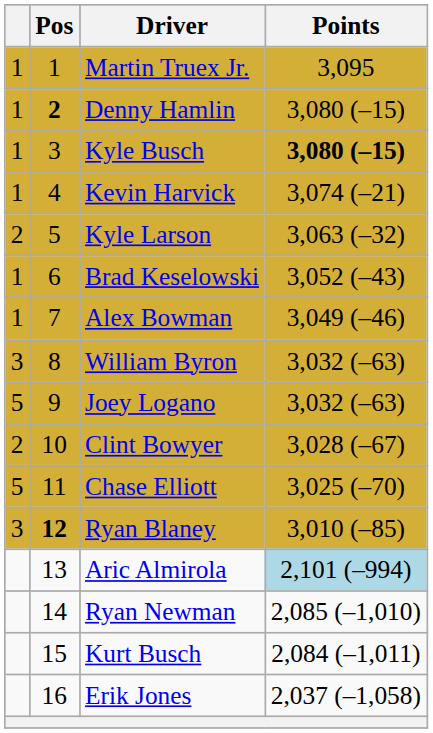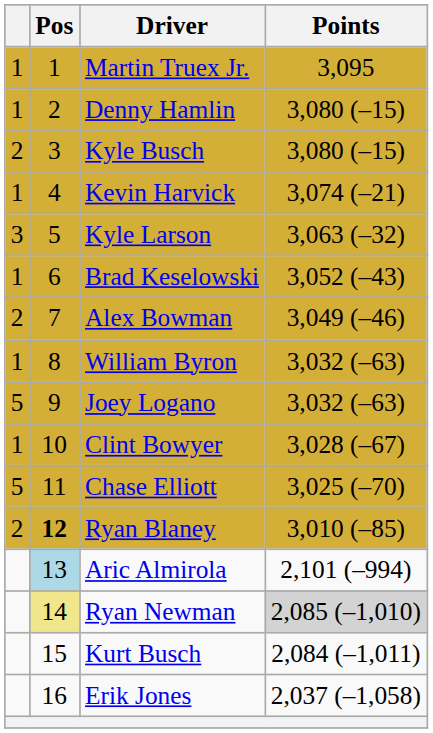(54, 109) bold -> (54, 109) normal
(17, 151) 1 -> (17, 151) 2
(346, 151) bold -> (346, 151) normal
(17, 234) 2 -> (17, 234) 3
(17, 318) 1 -> (17, 318) 2
(17, 360) 3 -> (17, 360) 1
(17, 444) 2 -> (17, 444) 1
(17, 527) 3 -> (17, 527) 2
(54, 569) no background -> (54, 569) lightblue background
(346, 569) lightblue background -> (346, 569) no background
(54, 611) no background -> (54, 611) khaki background
(346, 611) no background -> (346, 611) lightgrey background
